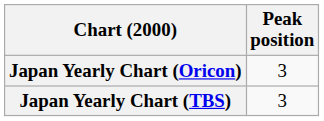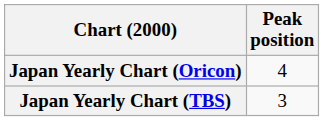(282, 70) 3 -> (282, 70) 4
